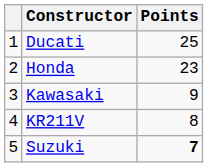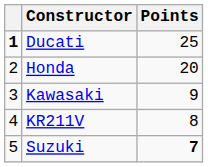(13, 44) normal -> (13, 44) bold
(189, 70) 23 -> (189, 70) 20
